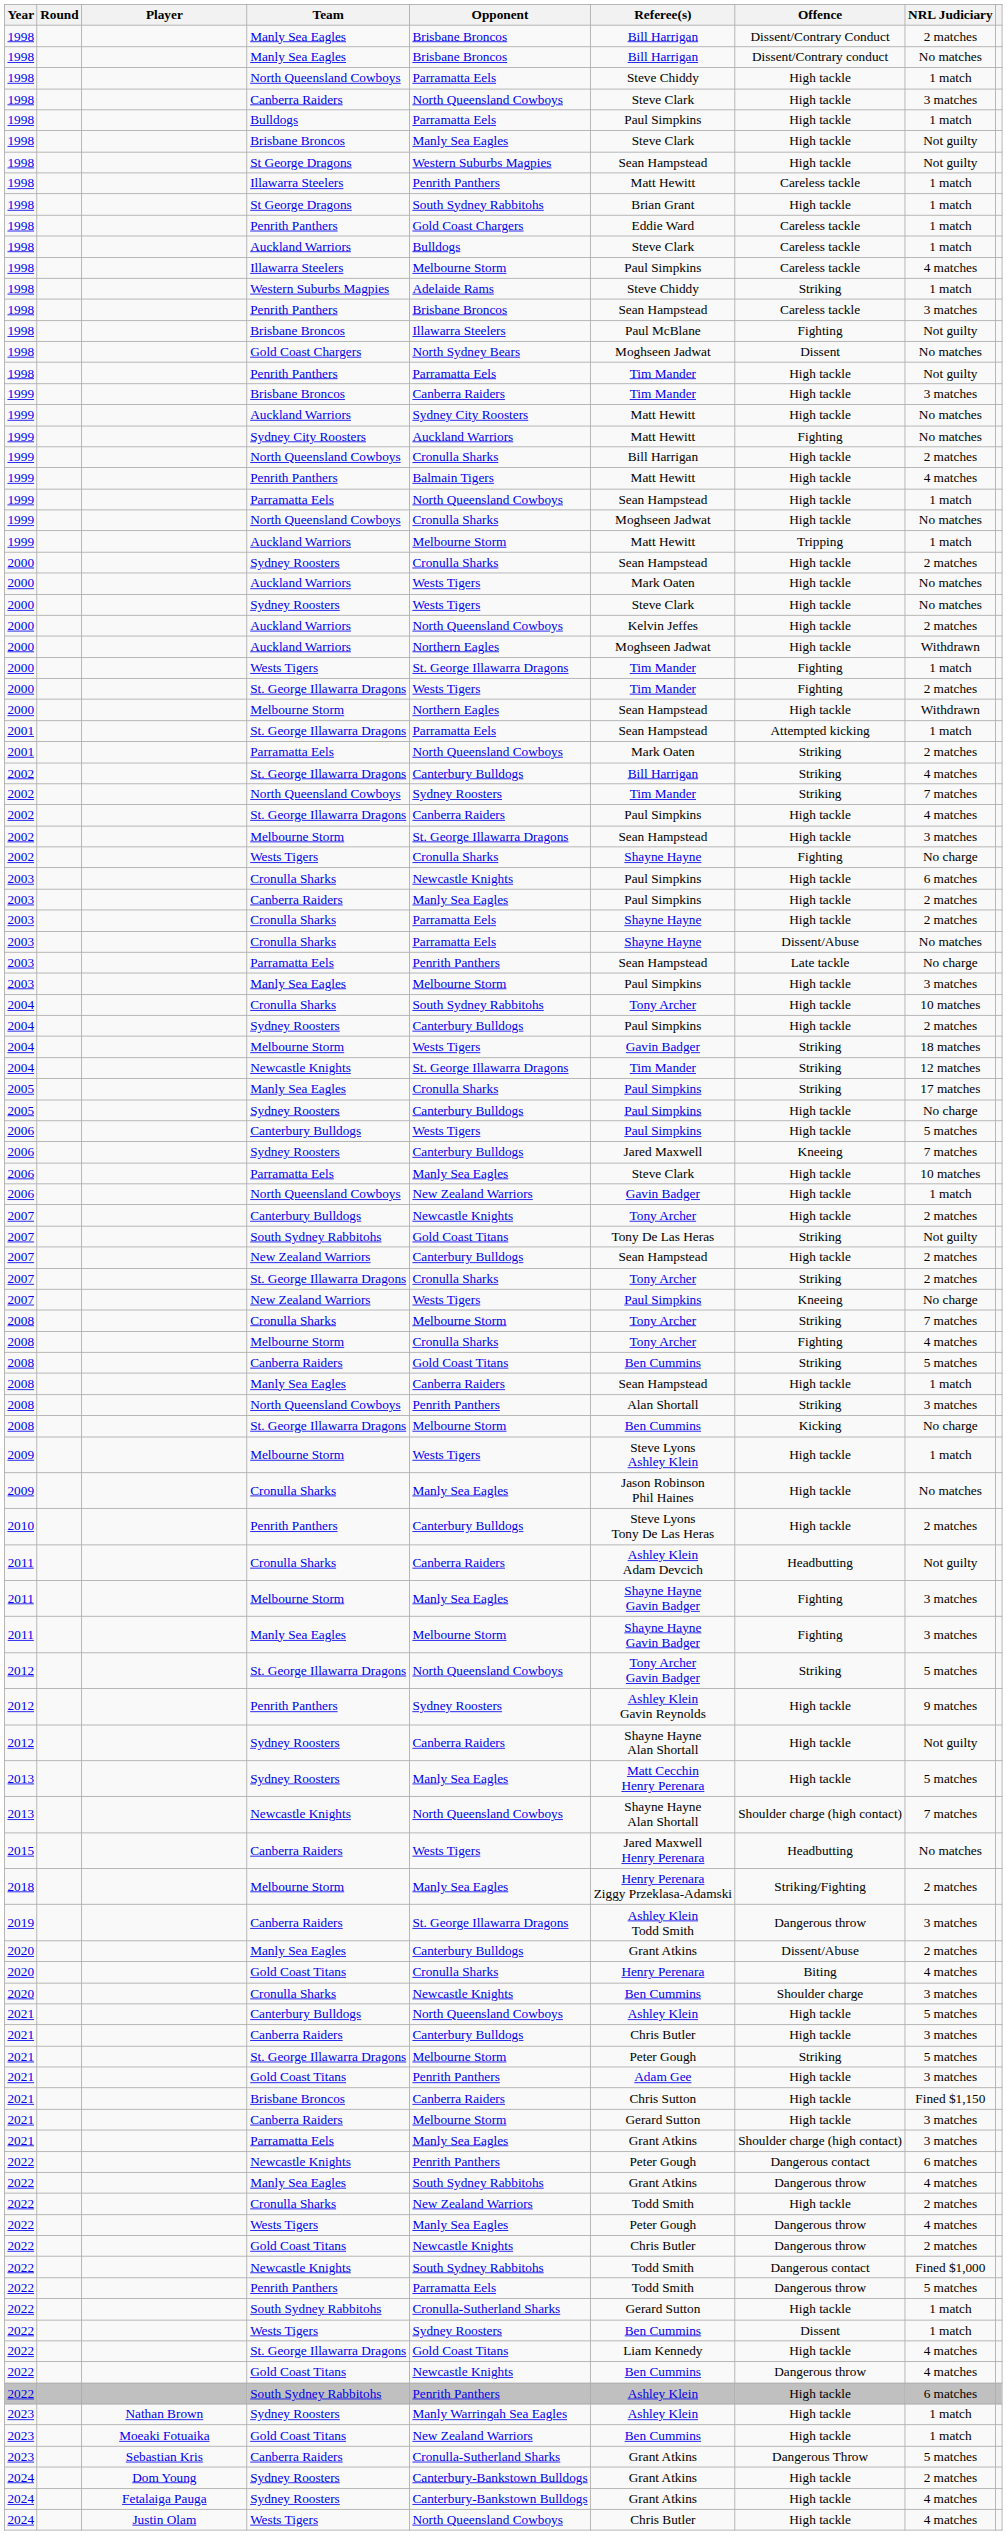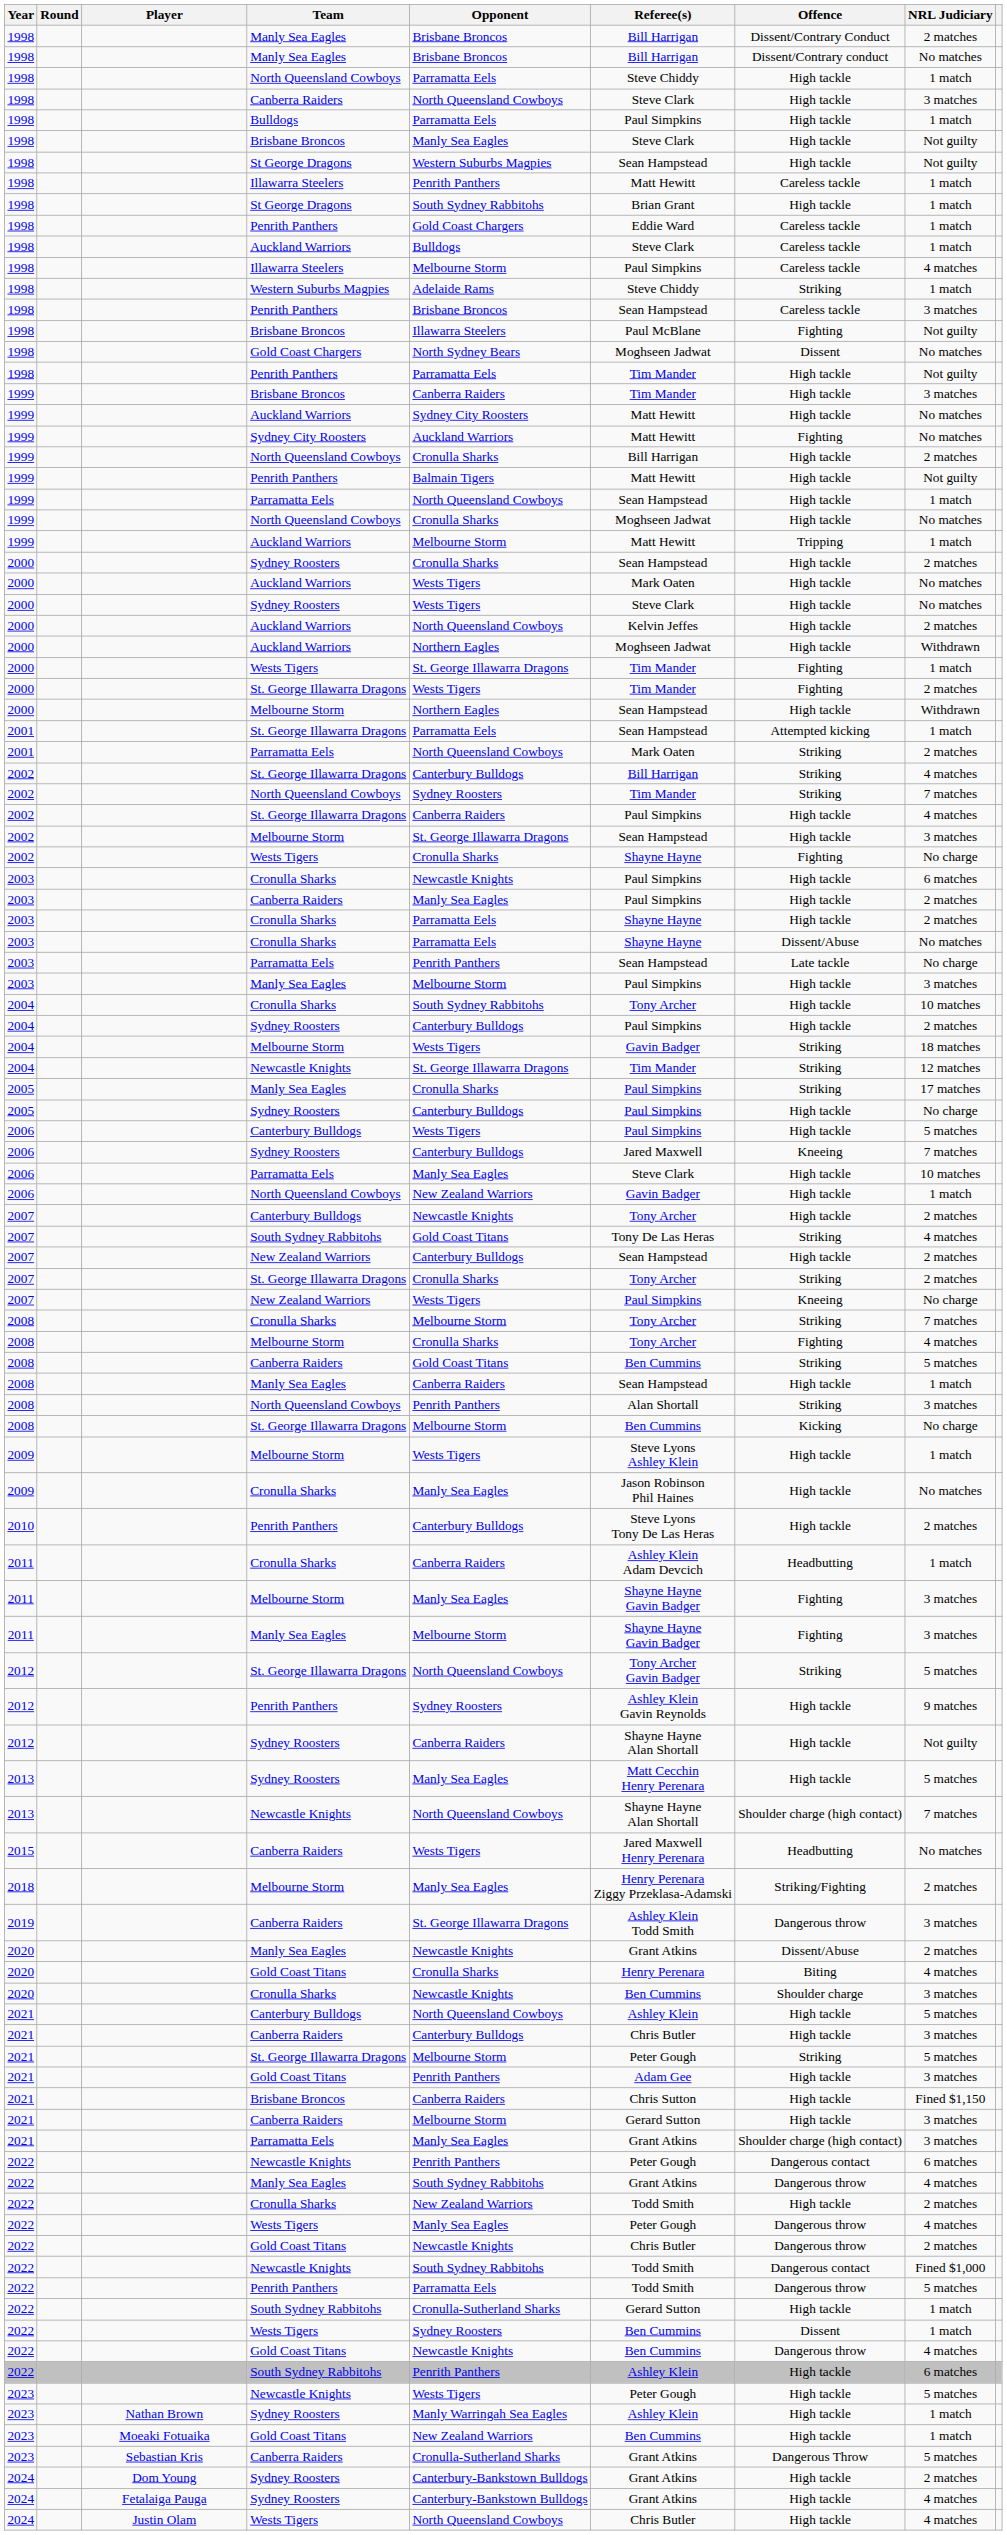(950, 478) 4 matches -> (950, 478) Not guilty
(950, 1236) Not guilty -> (950, 1236) 4 matches
(950, 1562) Not guilty -> (950, 1562) 1 match
(468, 1951) Canterbury Bulldogs -> (463, 1951) Newcastle Knights
- row: (21, 2351)
+ row: (21, 2393)
